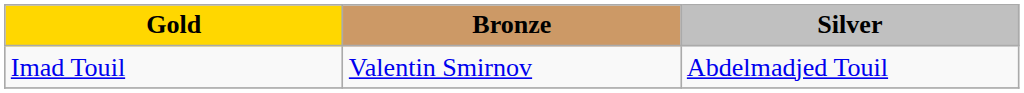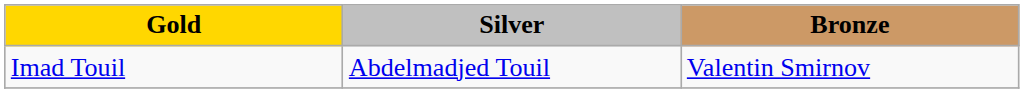columns swapped: (850, 25) <-> (512, 25)
